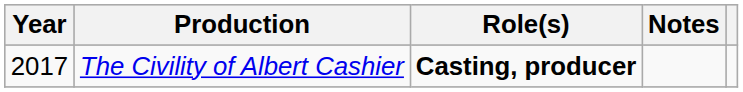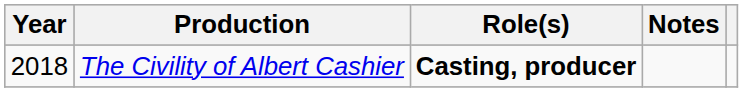(39, 65) 2017 -> (39, 65) 2018
